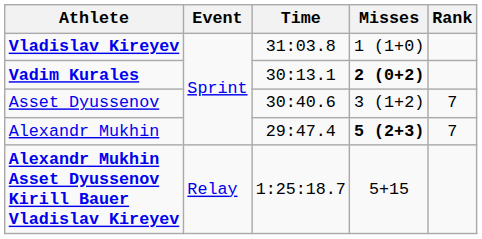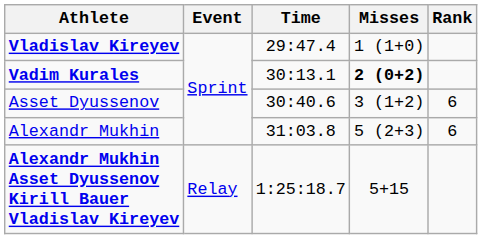(301, 47) 31:03.8 -> (301, 47) 29:47.4
(452, 103) 7 -> (452, 103) 6
(301, 131) 29:47.4 -> (301, 131) 31:03.8
(389, 131) bold -> (389, 131) normal
(452, 131) 7 -> (452, 131) 6
